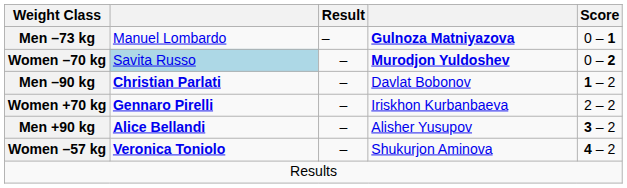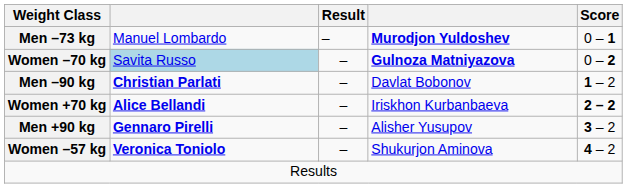(443, 37) Gulnoza Matniyazova -> (440, 37) Murodjon Yuldoshev
(440, 60) Murodjon Yuldoshev -> (443, 60) Gulnoza Matniyazova
(163, 104) Gennaro Pirelli -> (159, 104) Alice Bellandi
(600, 104) normal -> (600, 104) bold
(159, 127) Alice Bellandi -> (163, 127) Gennaro Pirelli
